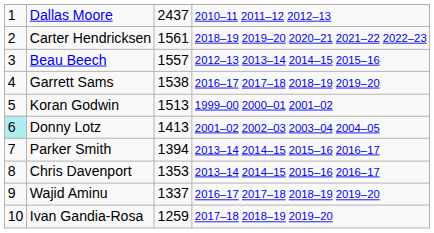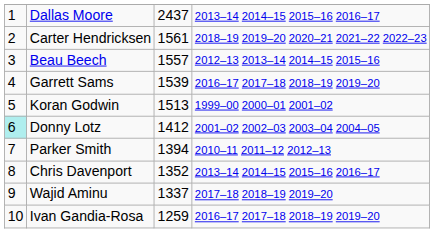(263, 16) 2010–11 2011–12 2012–13 -> (287, 16) 2013–14 2014–15 2015–16 2016–17
(173, 82) 1538 -> (173, 82) 1539
(173, 127) 1413 -> (173, 127) 1412
(287, 150) 2013–14 2014–15 2015–16 2016–17 -> (263, 150) 2010–11 2011–12 2012–13
(173, 171) 1353 -> (173, 171) 1352
(287, 194) 2016–17 2017–18 2018–19 2019–20 -> (264, 194) 2017–18 2018–19 2019–20
(264, 217) 2017–18 2018–19 2019–20 -> (287, 217) 2016–17 2017–18 2018–19 2019–20
